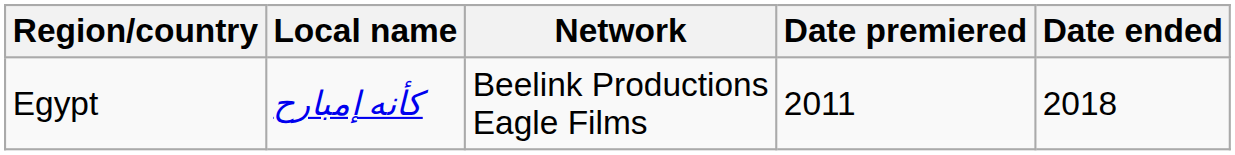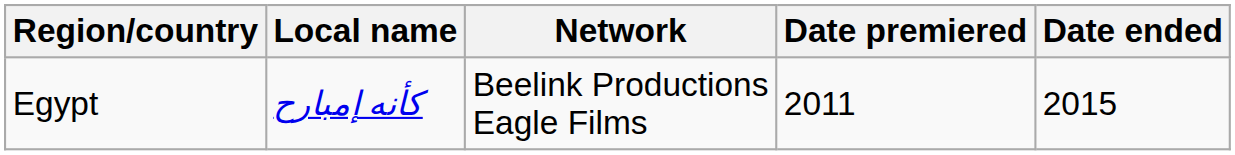(1080, 102) 2018 -> (1080, 102) 2015
